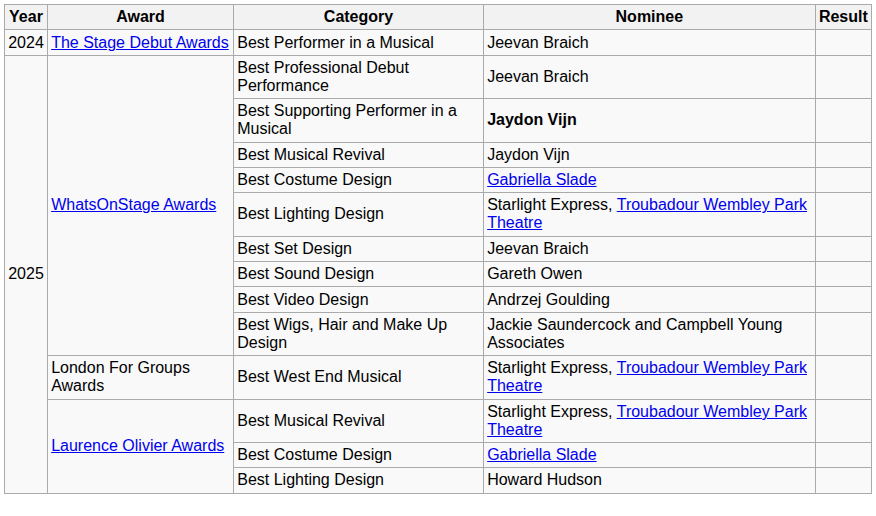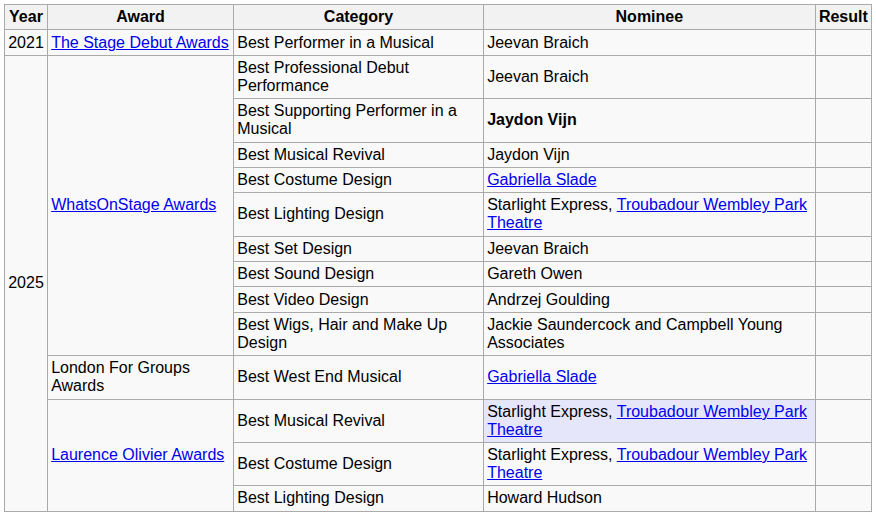(26, 42) 2024 -> (26, 42) 2021
(647, 377) Starlight Express, Troubadour Wembley Park Theatre -> (542, 377) Gabriella Slade
(647, 420) no background -> (647, 420) lavender background
(542, 455) Gabriella Slade -> (647, 464) Starlight Express, Troubadour Wembley Park Theatre
